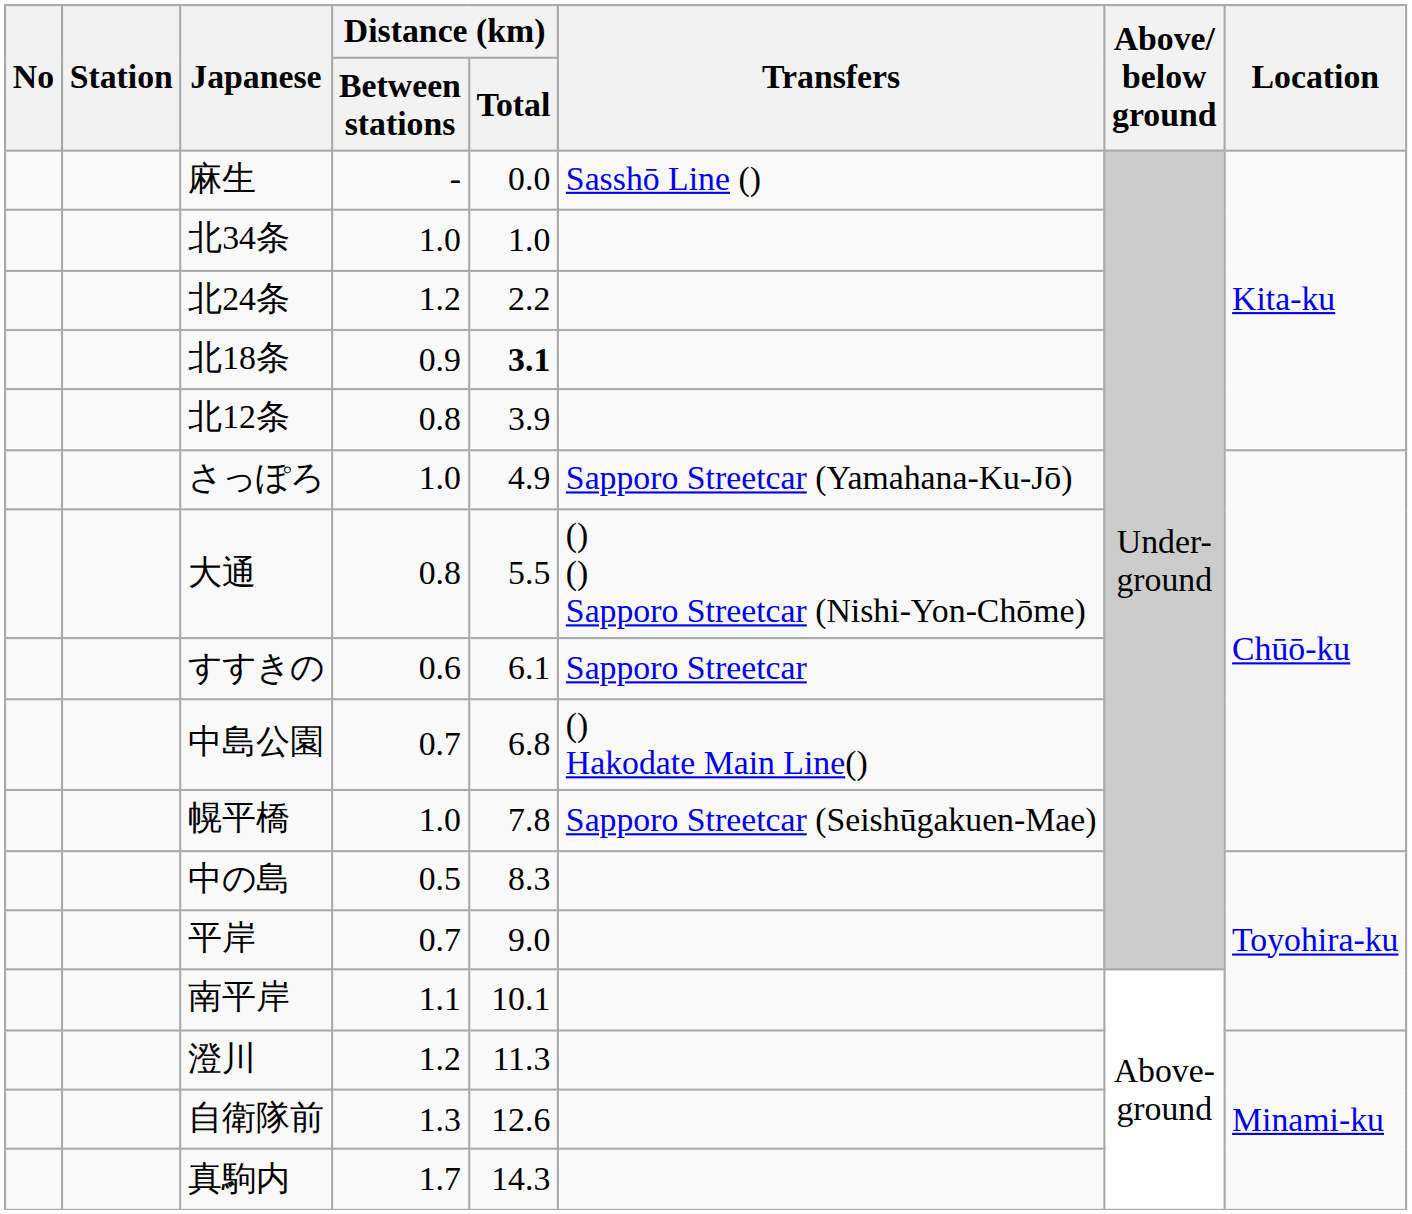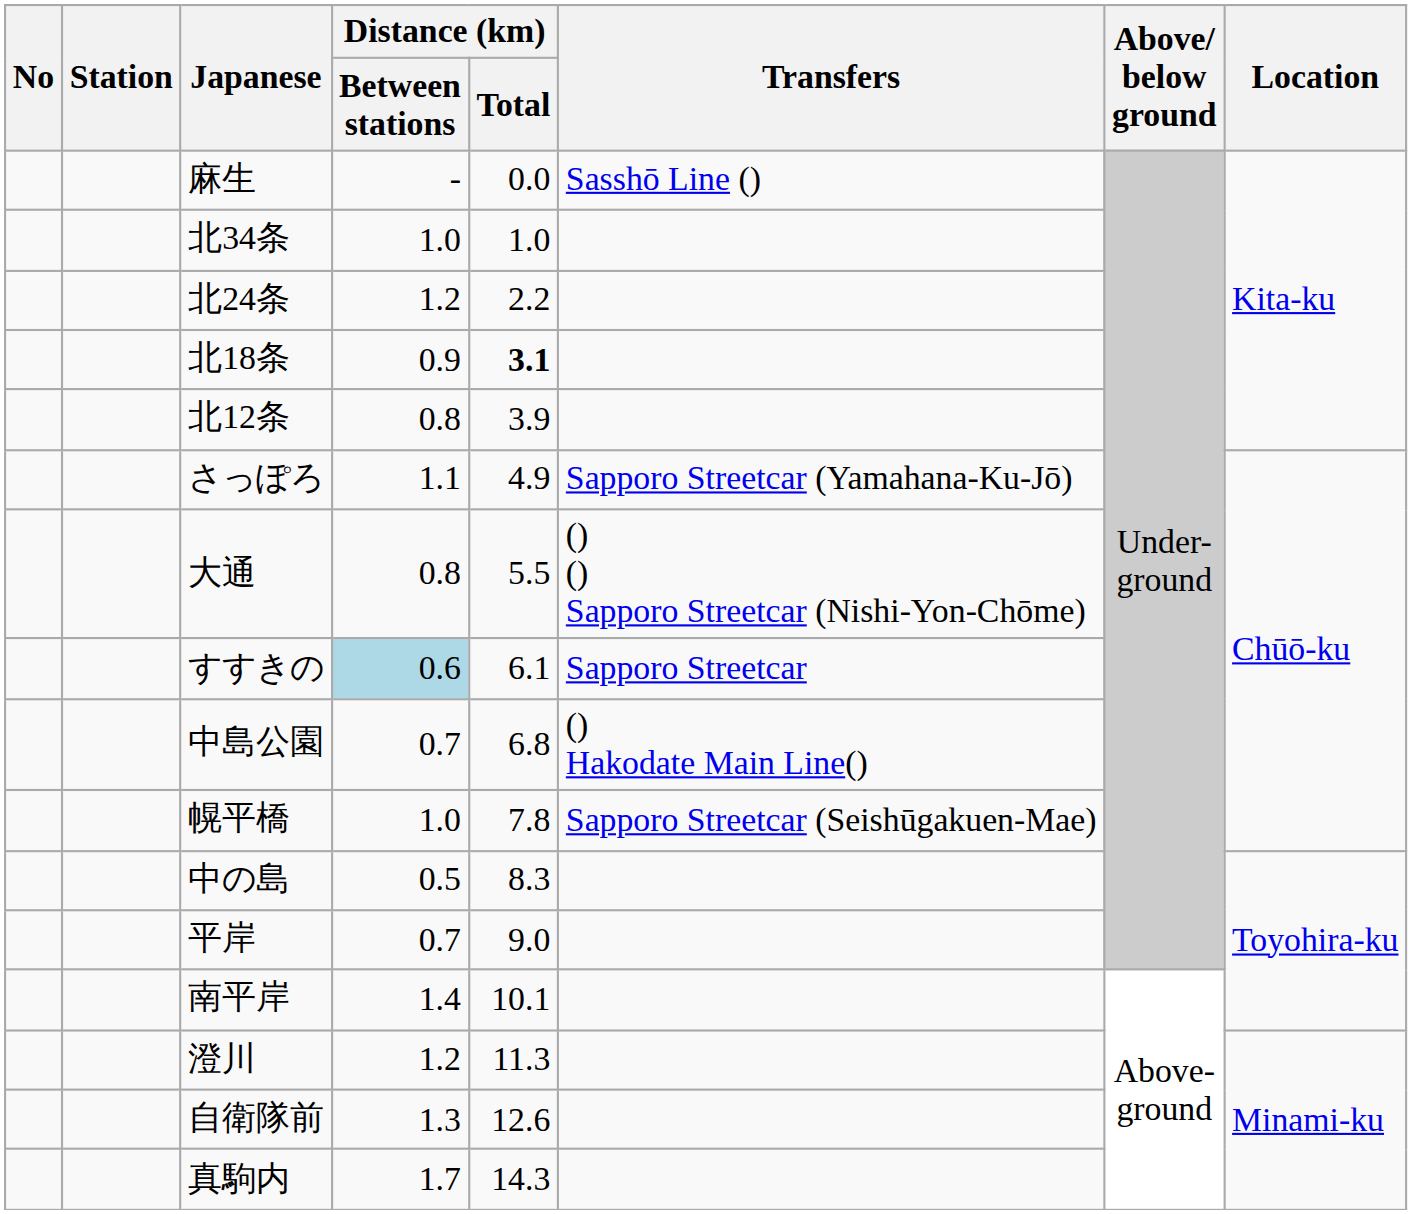(440, 478) 1.0 -> (440, 478) 1.1
(440, 668) no background -> (440, 668) lightblue background
(440, 999) 1.1 -> (440, 999) 1.4
